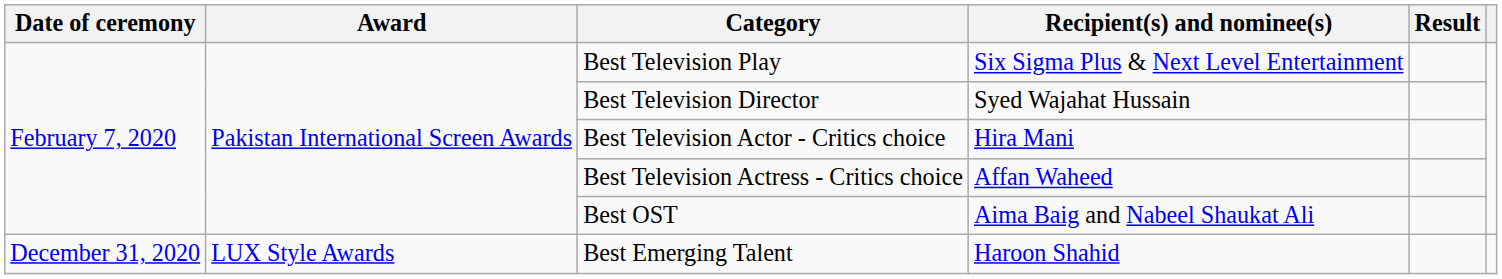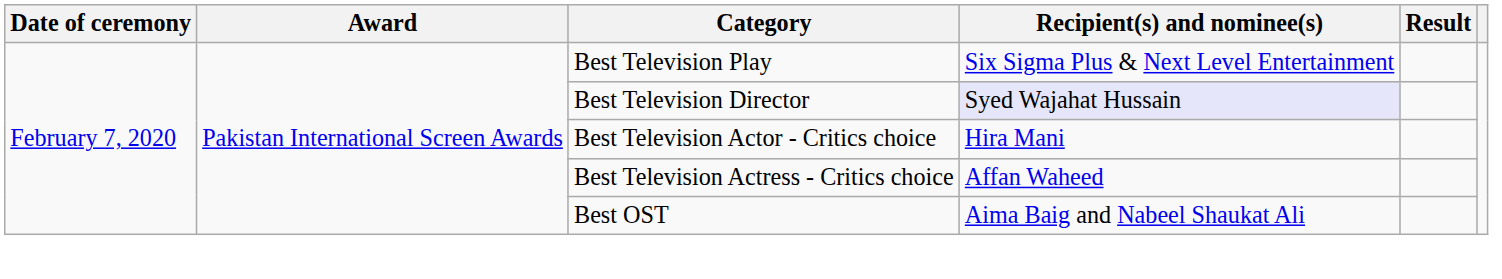(1082, 100) no background -> (1073, 100) lavender background
- row: (688, 253)
